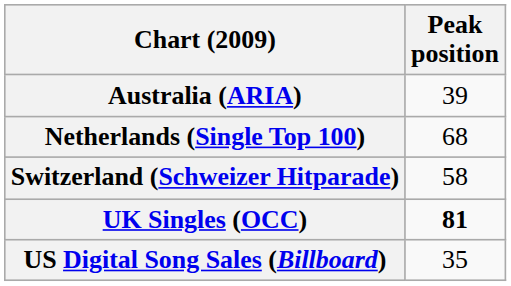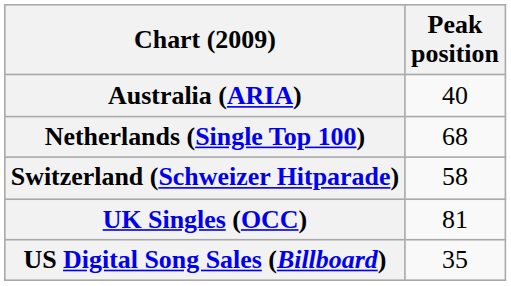(455, 95) 39 -> (455, 95) 40
(455, 218) bold -> (455, 218) normal
